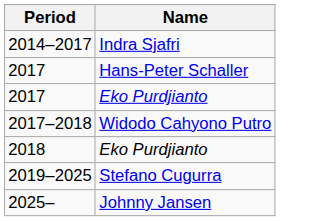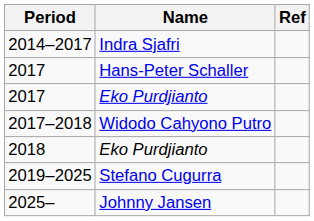+ column: (292, 17)
